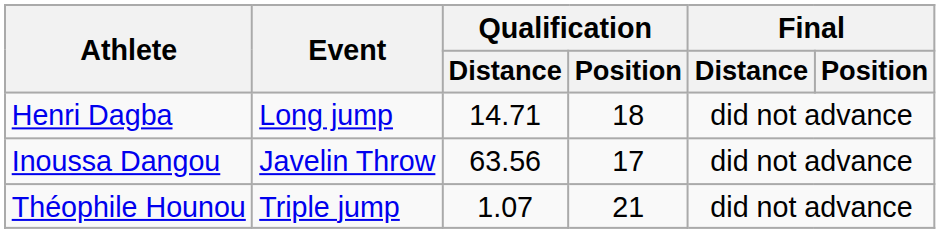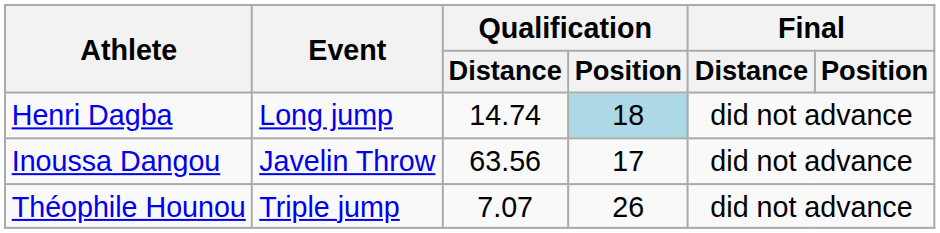(505, 116) 14.71 -> (505, 116) 14.74
(628, 116) no background -> (628, 116) lightblue background
(505, 207) 1.07 -> (505, 207) 7.07
(628, 207) 21 -> (628, 207) 26
